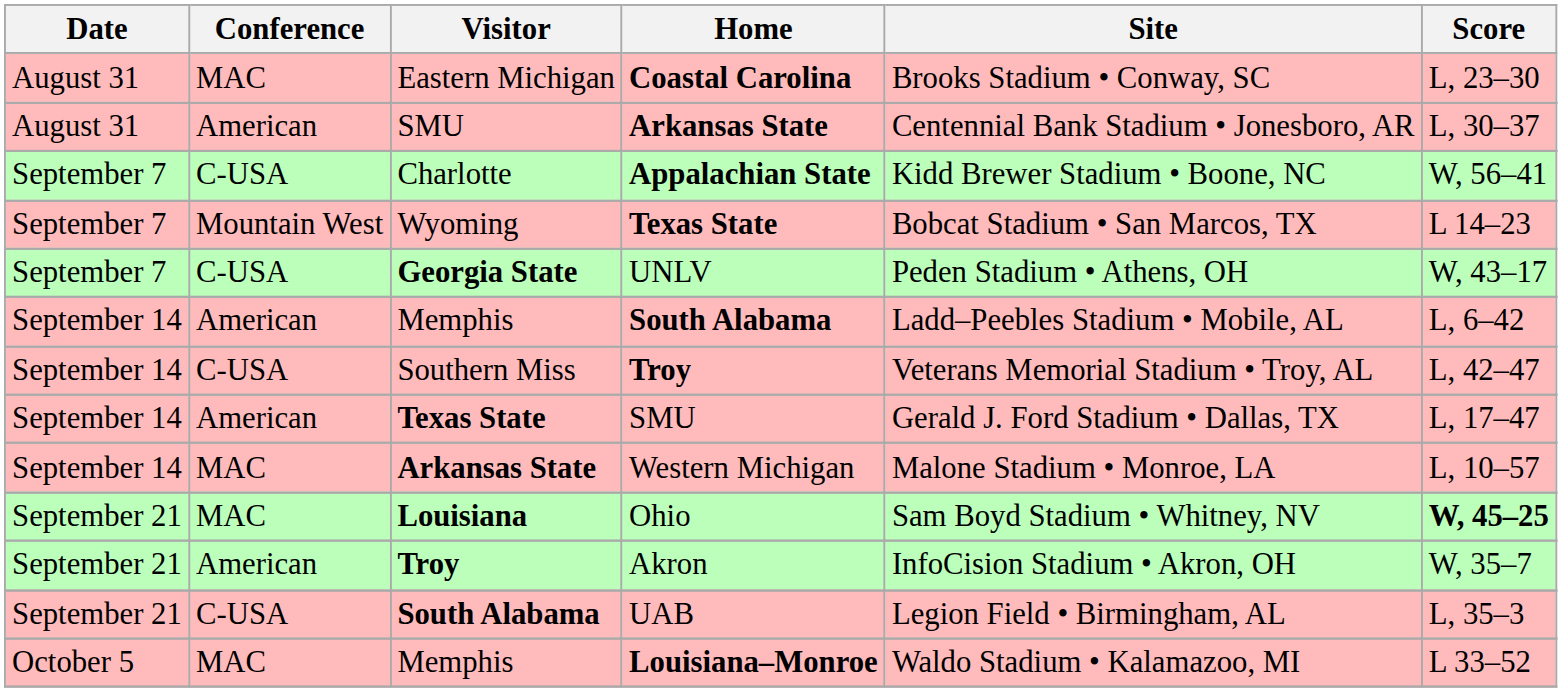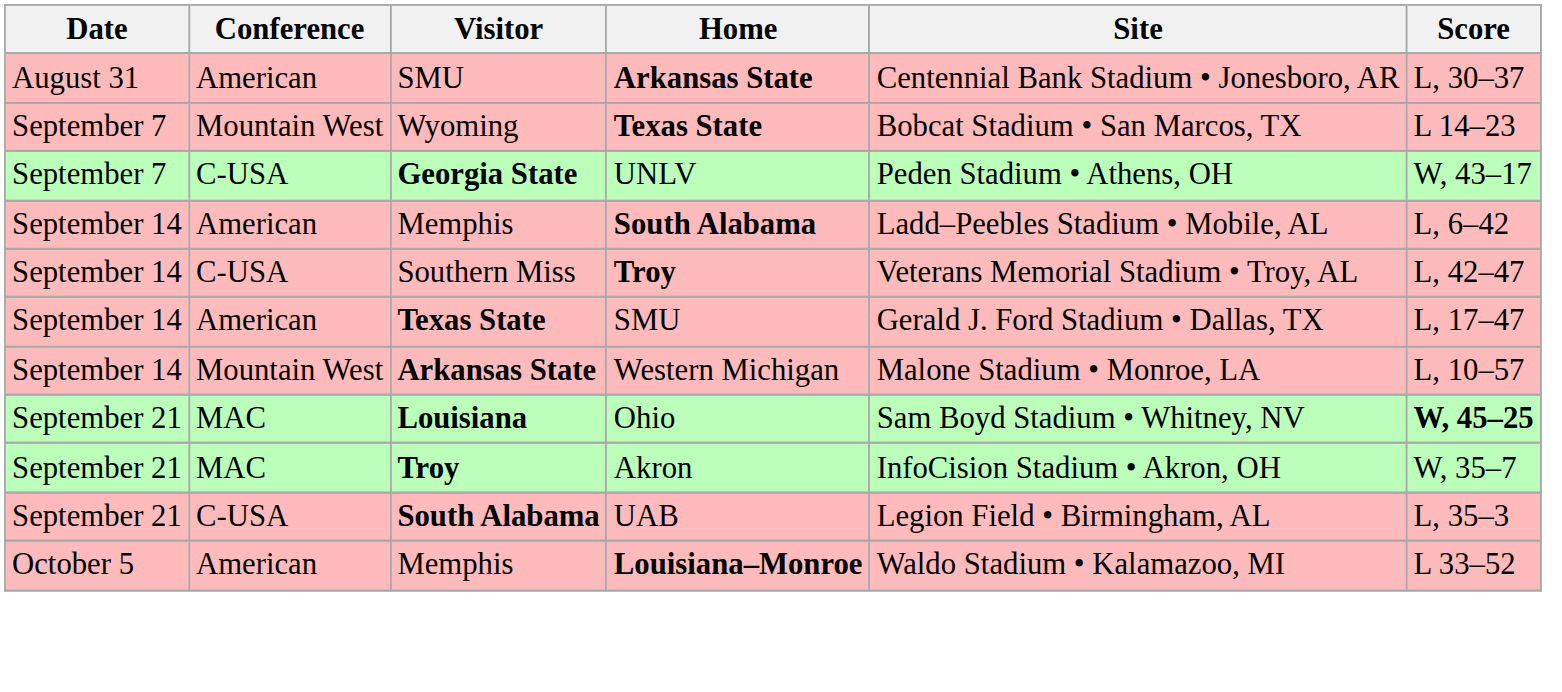- row: (740, 77)
- row: (750, 175)
(231, 467) MAC -> (290, 369) Mountain West
(257, 564) American -> (231, 467) MAC
(231, 662) MAC -> (257, 564) American
